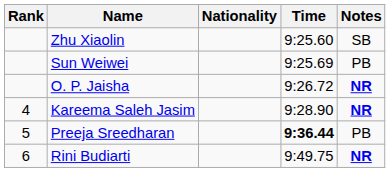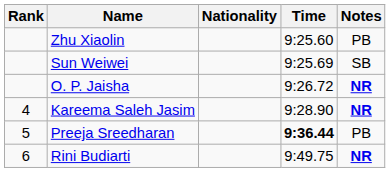(361, 40) SB -> (361, 40) PB
(361, 63) PB -> (361, 63) SB
